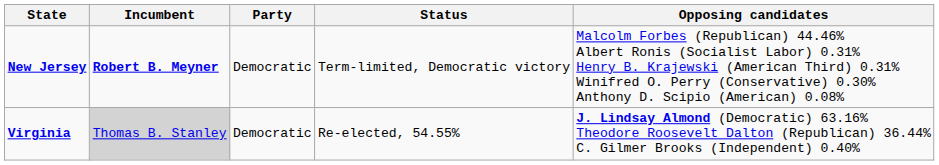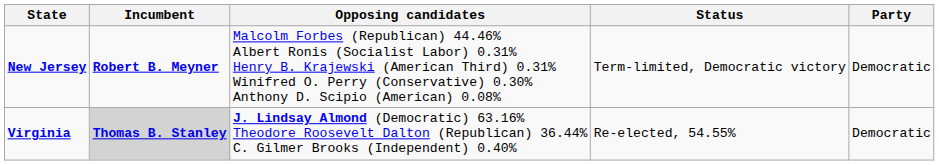columns swapped: (272, 15) <-> (754, 15)
(160, 134) normal -> (160, 134) bold
